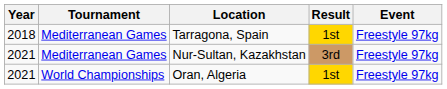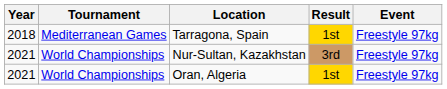(104, 55) Mediterranean Games -> (103, 55) World Championships
